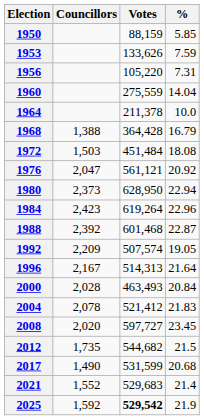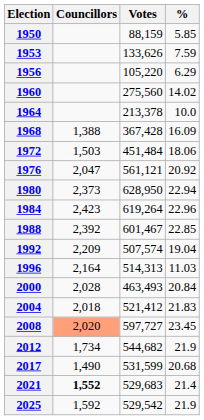(185, 72) 7.31 -> (185, 72) 6.29
(143, 92) 275,559 -> (143, 92) 275,560
(182, 92) 14.04 -> (182, 92) 14.02
(143, 111) 211,378 -> (143, 111) 213,378
(143, 131) 364,428 -> (143, 131) 367,428
(182, 131) 16.79 -> (182, 131) 16.09
(182, 151) 18.08 -> (182, 151) 18.06
(143, 229) 601,468 -> (143, 229) 601,467
(182, 229) 22.87 -> (182, 229) 22.85
(182, 248) 19.05 -> (182, 248) 19.04
(86, 268) 2,167 -> (86, 268) 2,164
(182, 268) 21.64 -> (182, 268) 11.03
(86, 307) 2,078 -> (86, 307) 2,018
(86, 326) no background -> (86, 326) lightsalmon background
(86, 346) 1,735 -> (86, 346) 1,734
(185, 346) 21.5 -> (185, 346) 21.9
(86, 385) normal -> (86, 385) bold
(143, 405) bold -> (143, 405) normal
